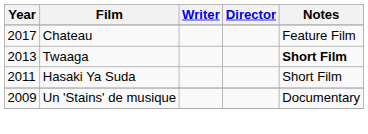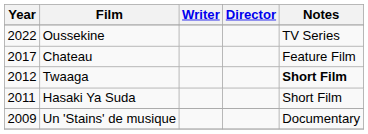+ row: (74, 35)
(22, 56) 2013 -> (22, 77) 2012
